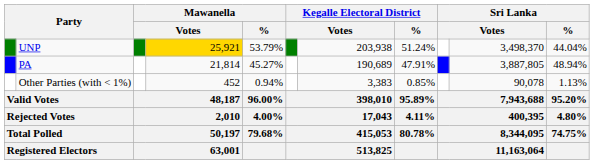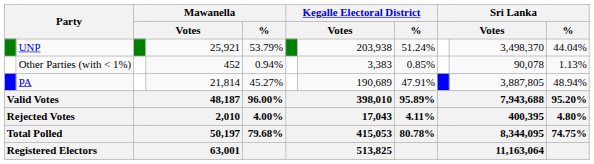(225, 47) gold background -> (225, 47) no background
rows swapped: (25, 64) <-> (75, 82)
